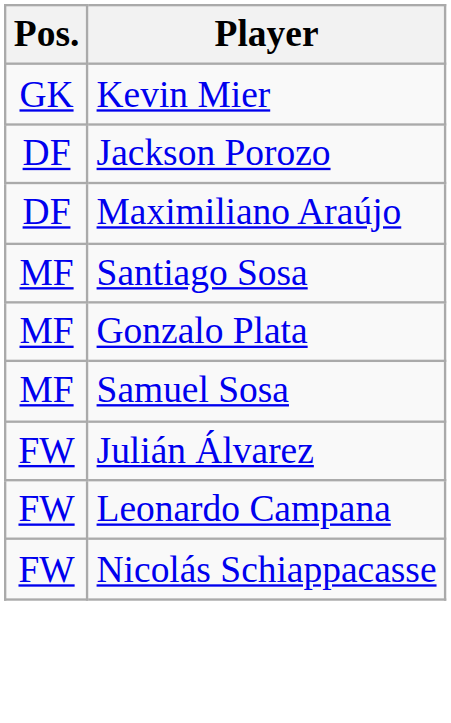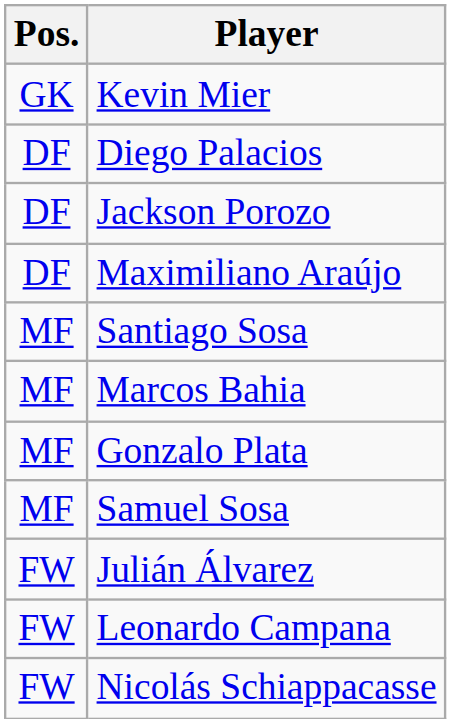+ row: (209, 152)
+ row: (201, 390)
